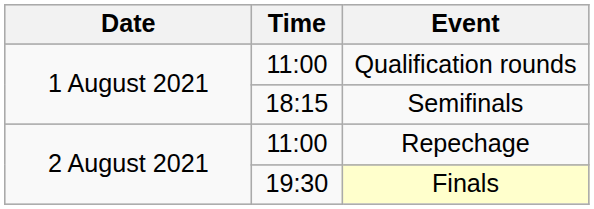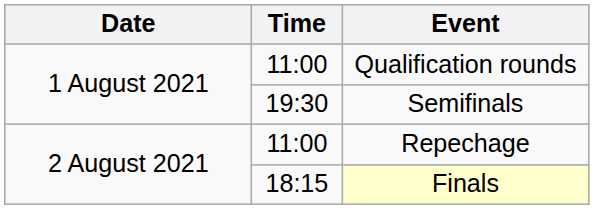(297, 104) 18:15 -> (297, 104) 19:30
(297, 183) 19:30 -> (297, 183) 18:15
